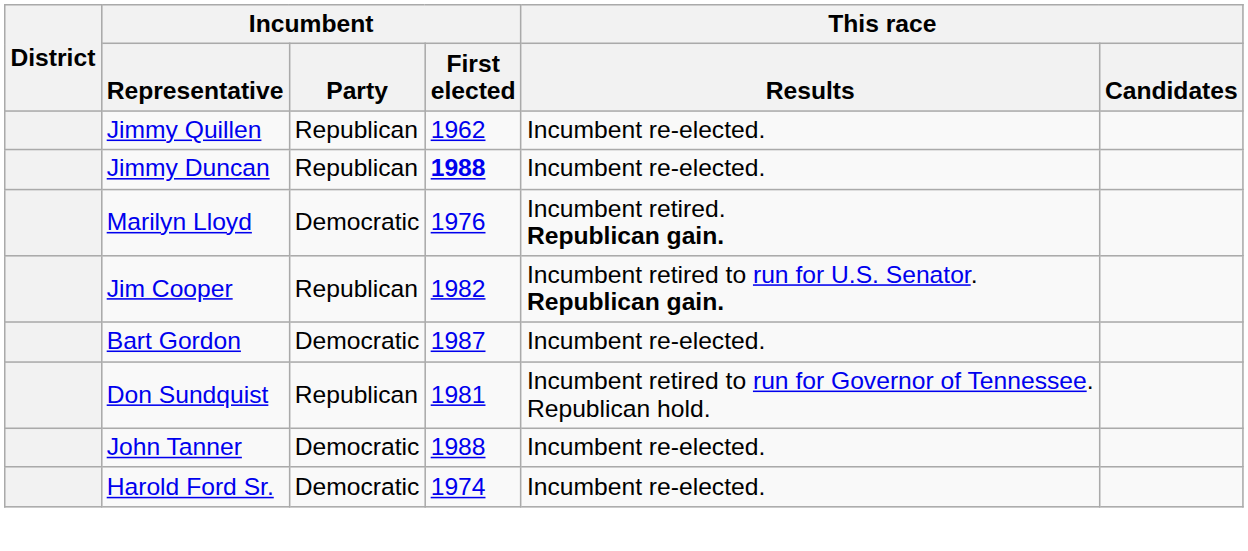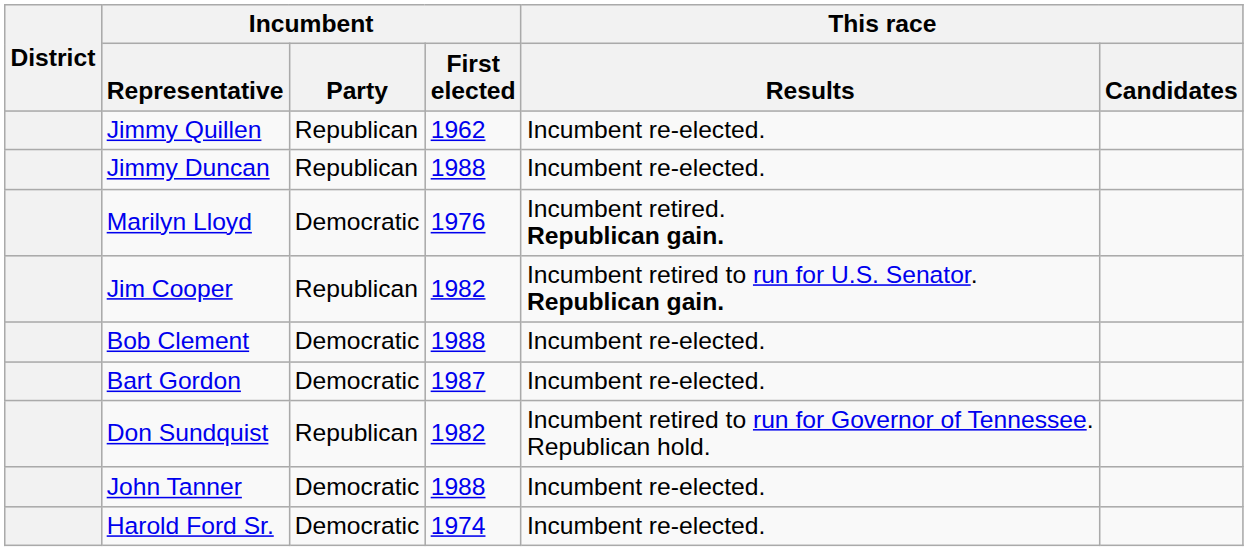(458, 168) bold -> (458, 168) normal
+ row: (178, 341)
(458, 394) 1981 -> (458, 433) 1982
